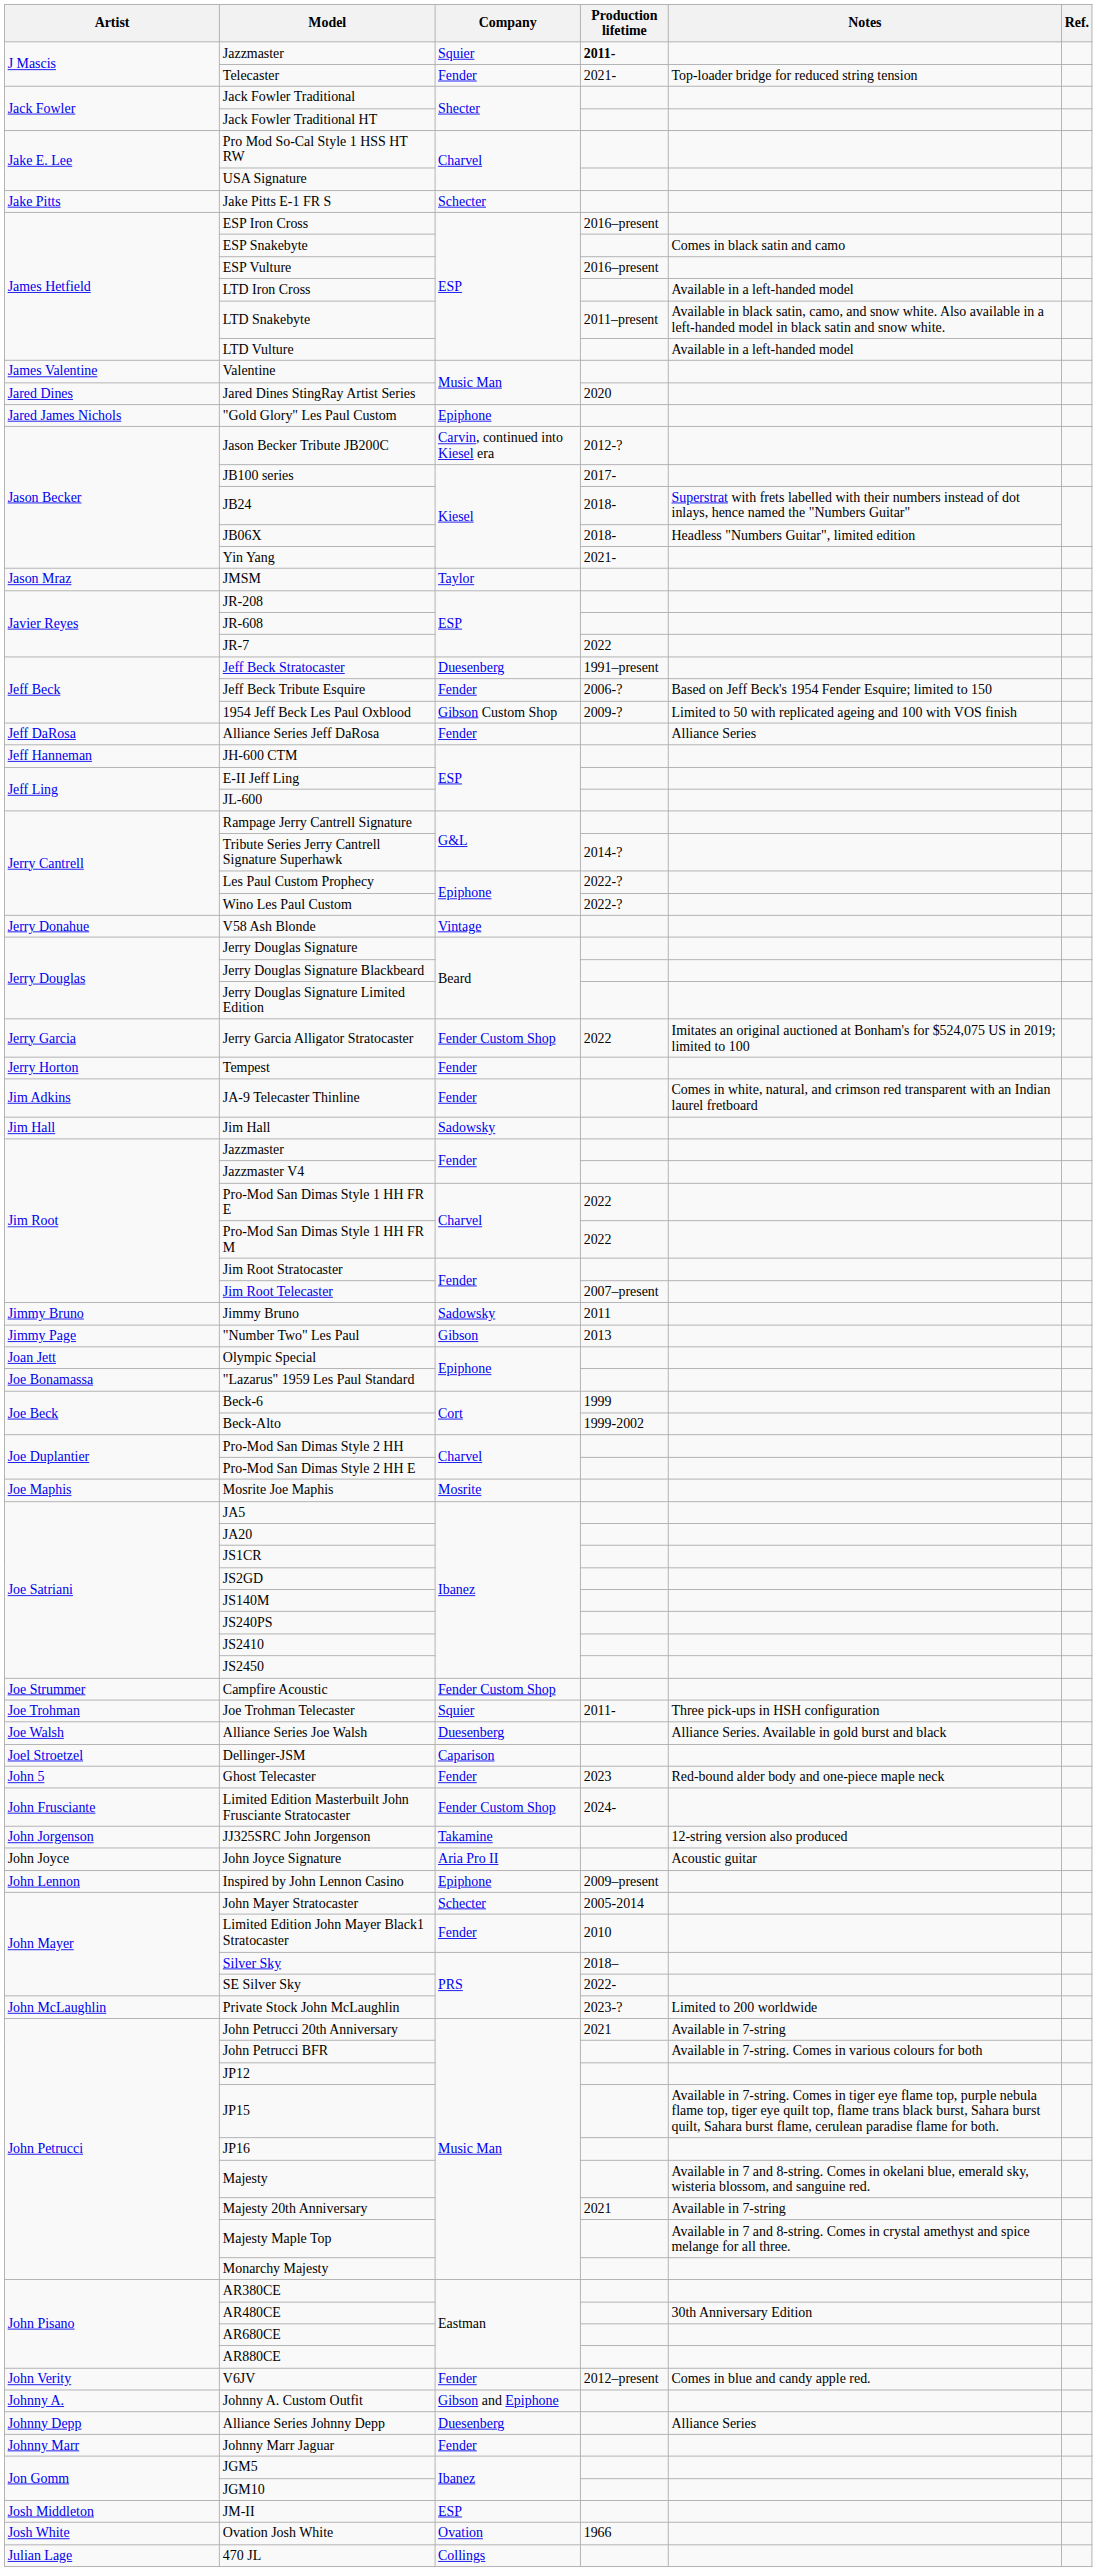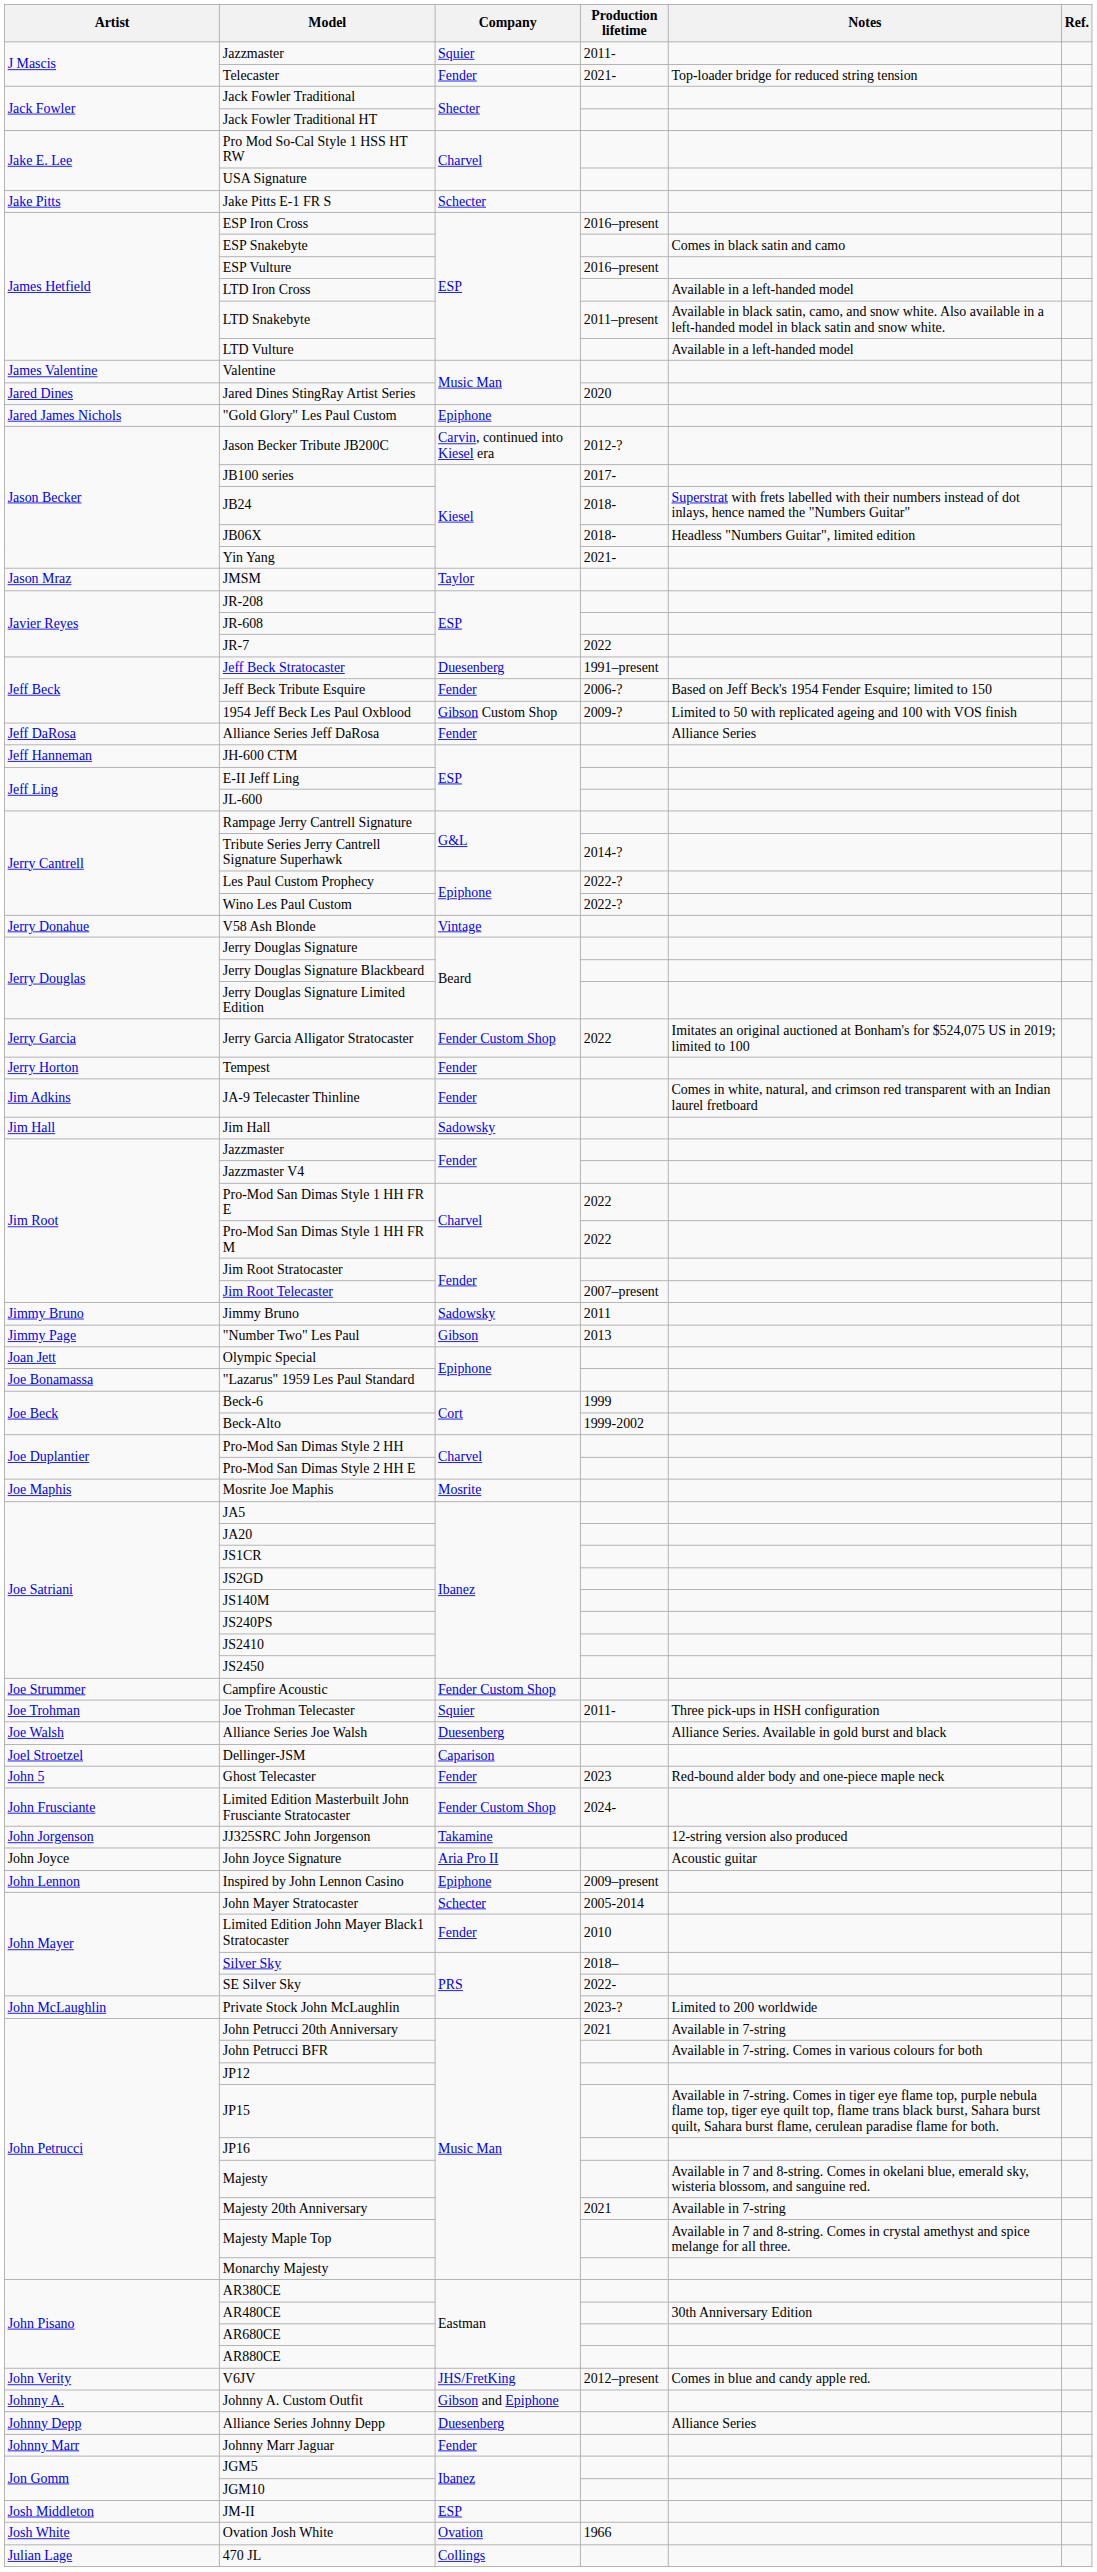(600, 53) bold -> (600, 53) normal
(457, 2379) Fender -> (477, 2379) JHS/FretKing
